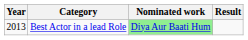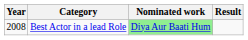(16, 27) 2013 -> (16, 27) 2008
